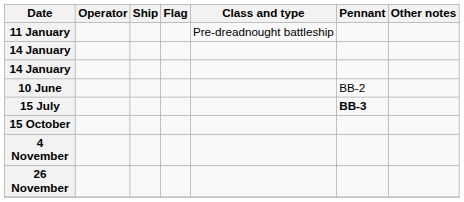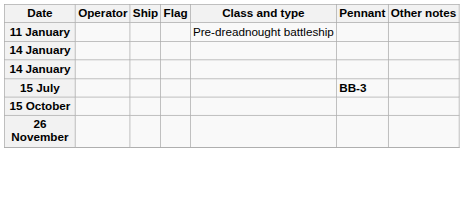- row: (40, 87)
- row: (40, 149)
